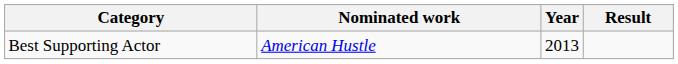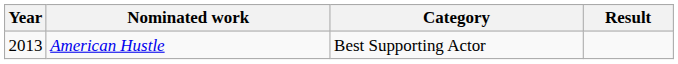columns swapped: (562, 17) <-> (131, 17)
